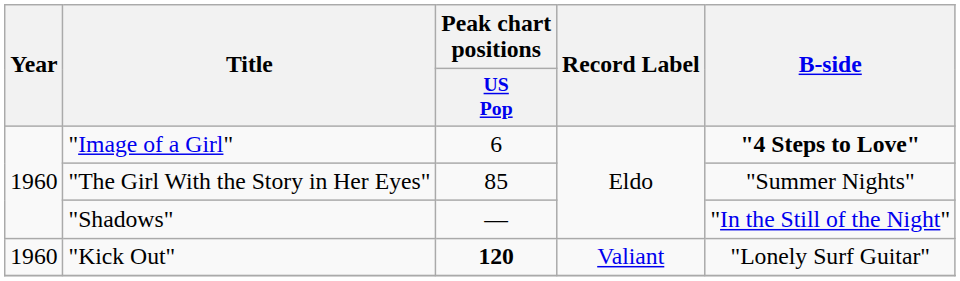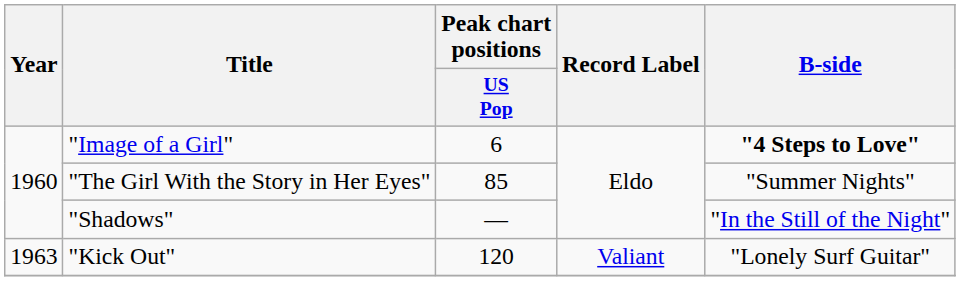(34, 256) 1960 -> (34, 256) 1963
(496, 256) bold -> (496, 256) normal
